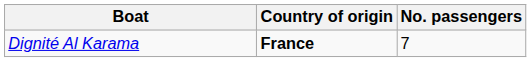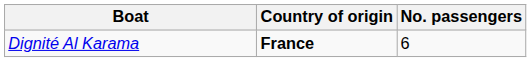(405, 43) 7 -> (405, 43) 6
